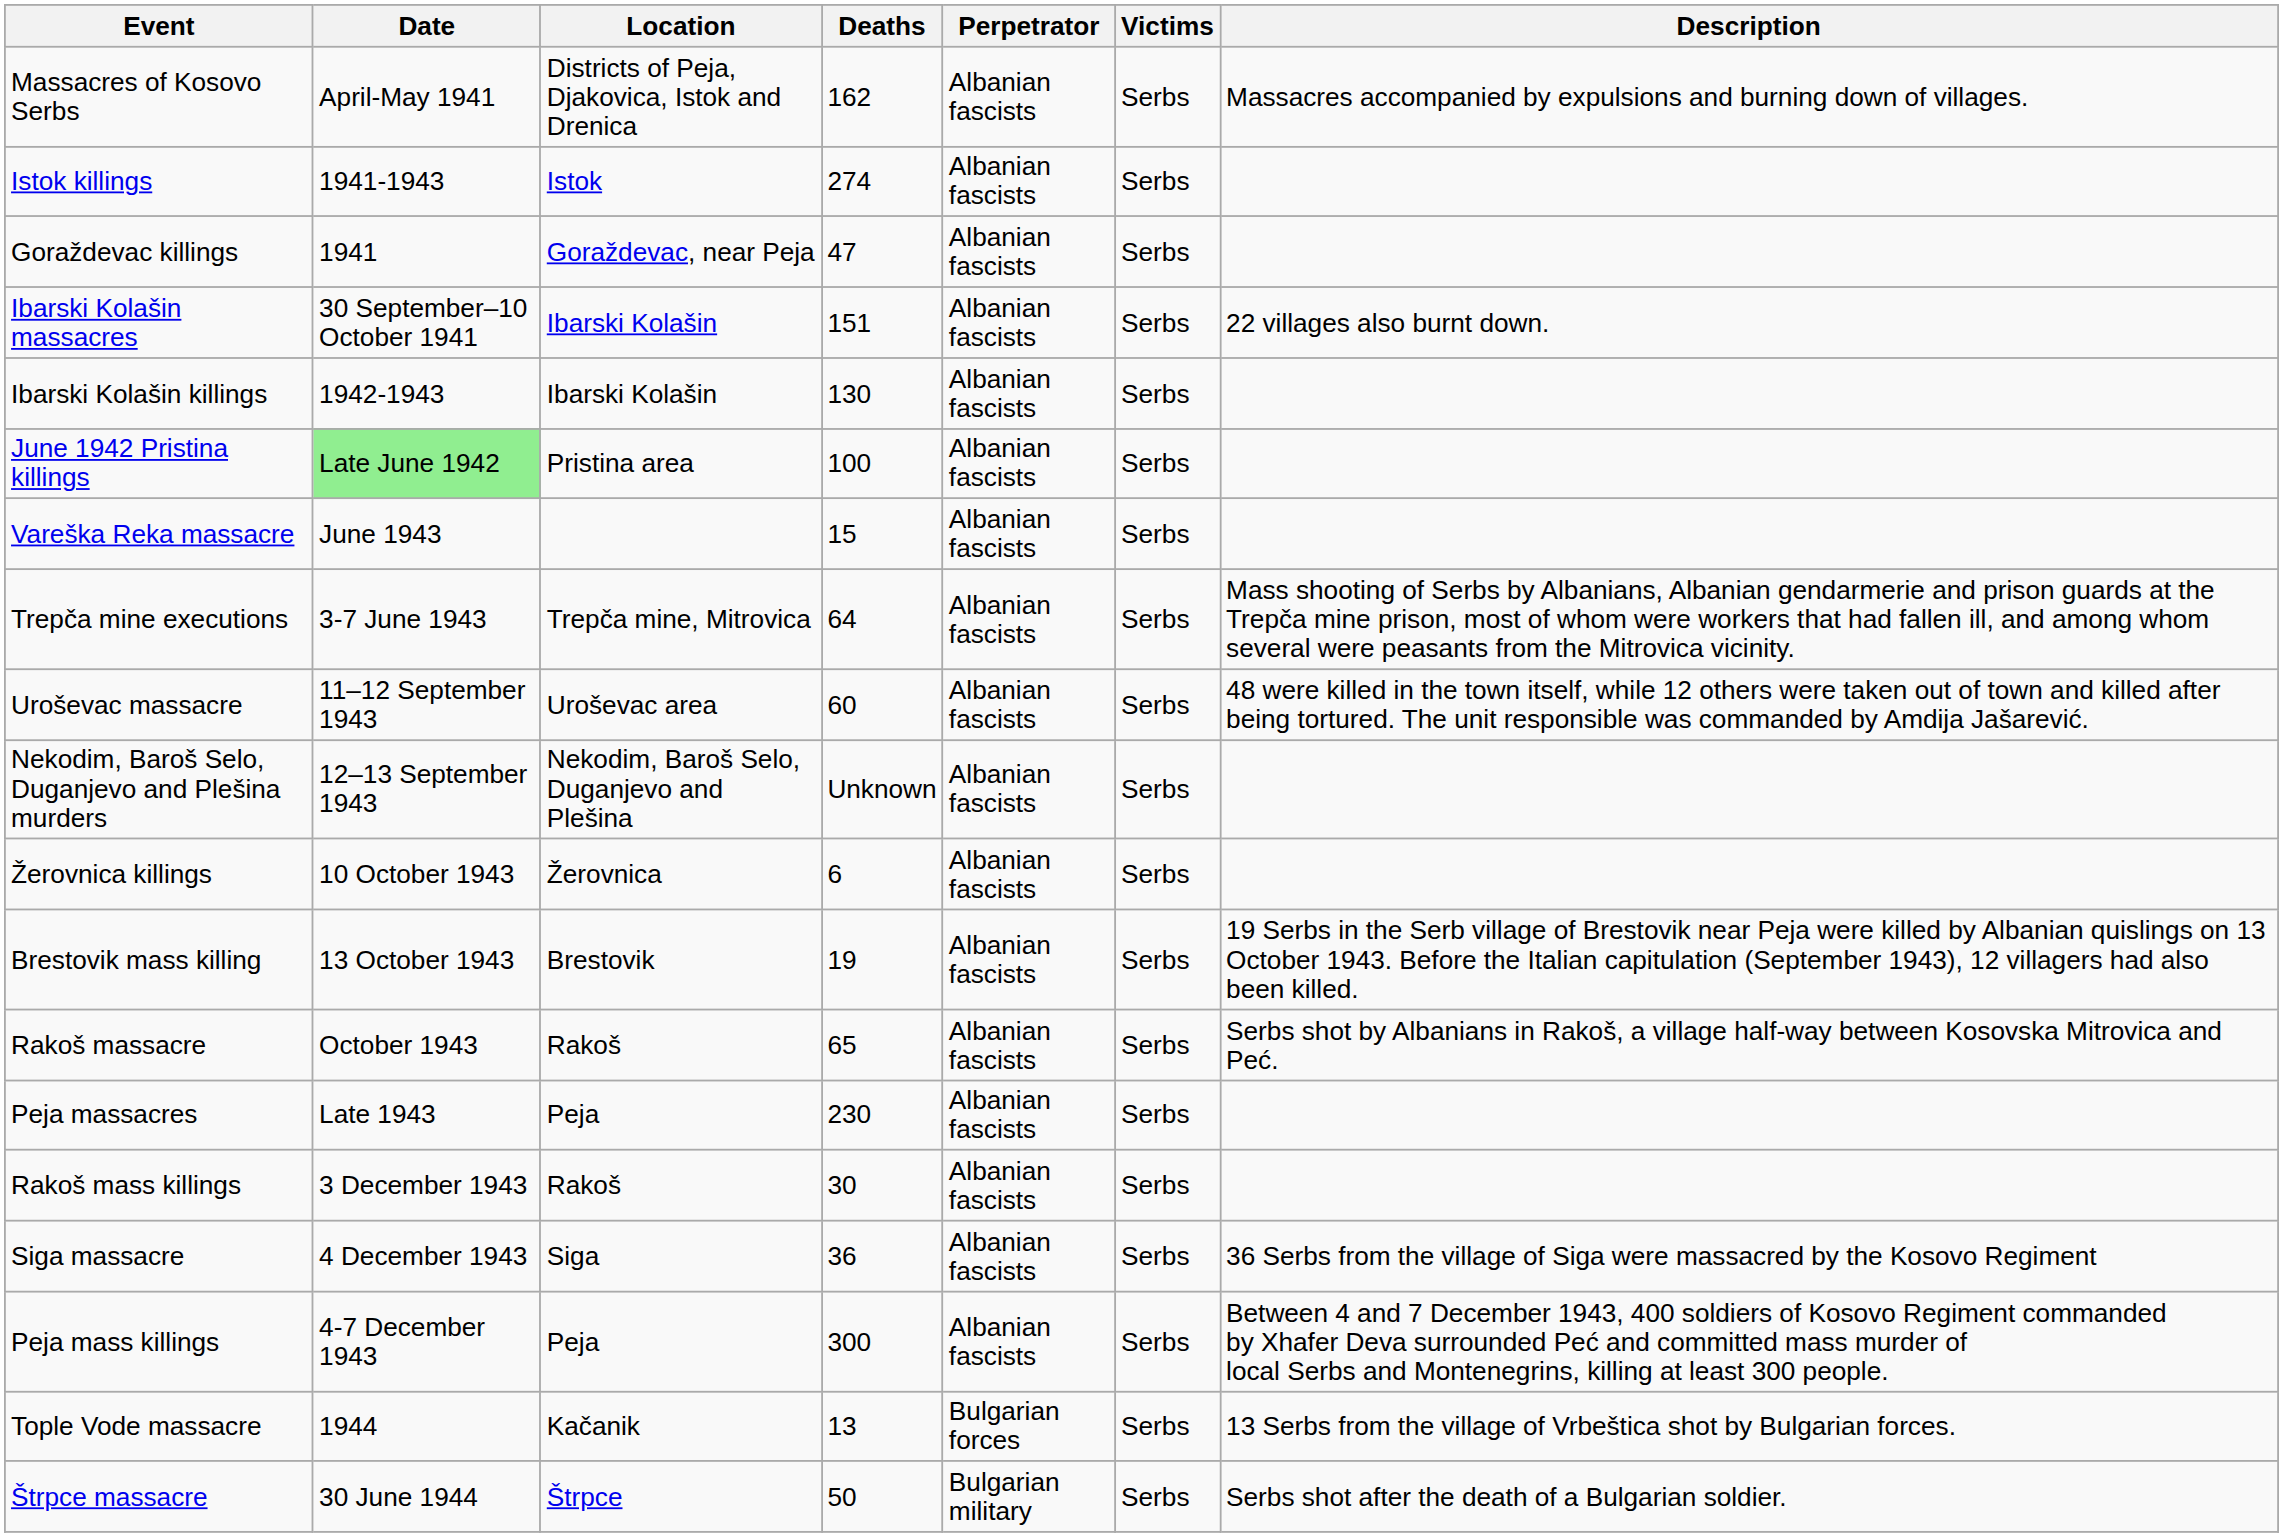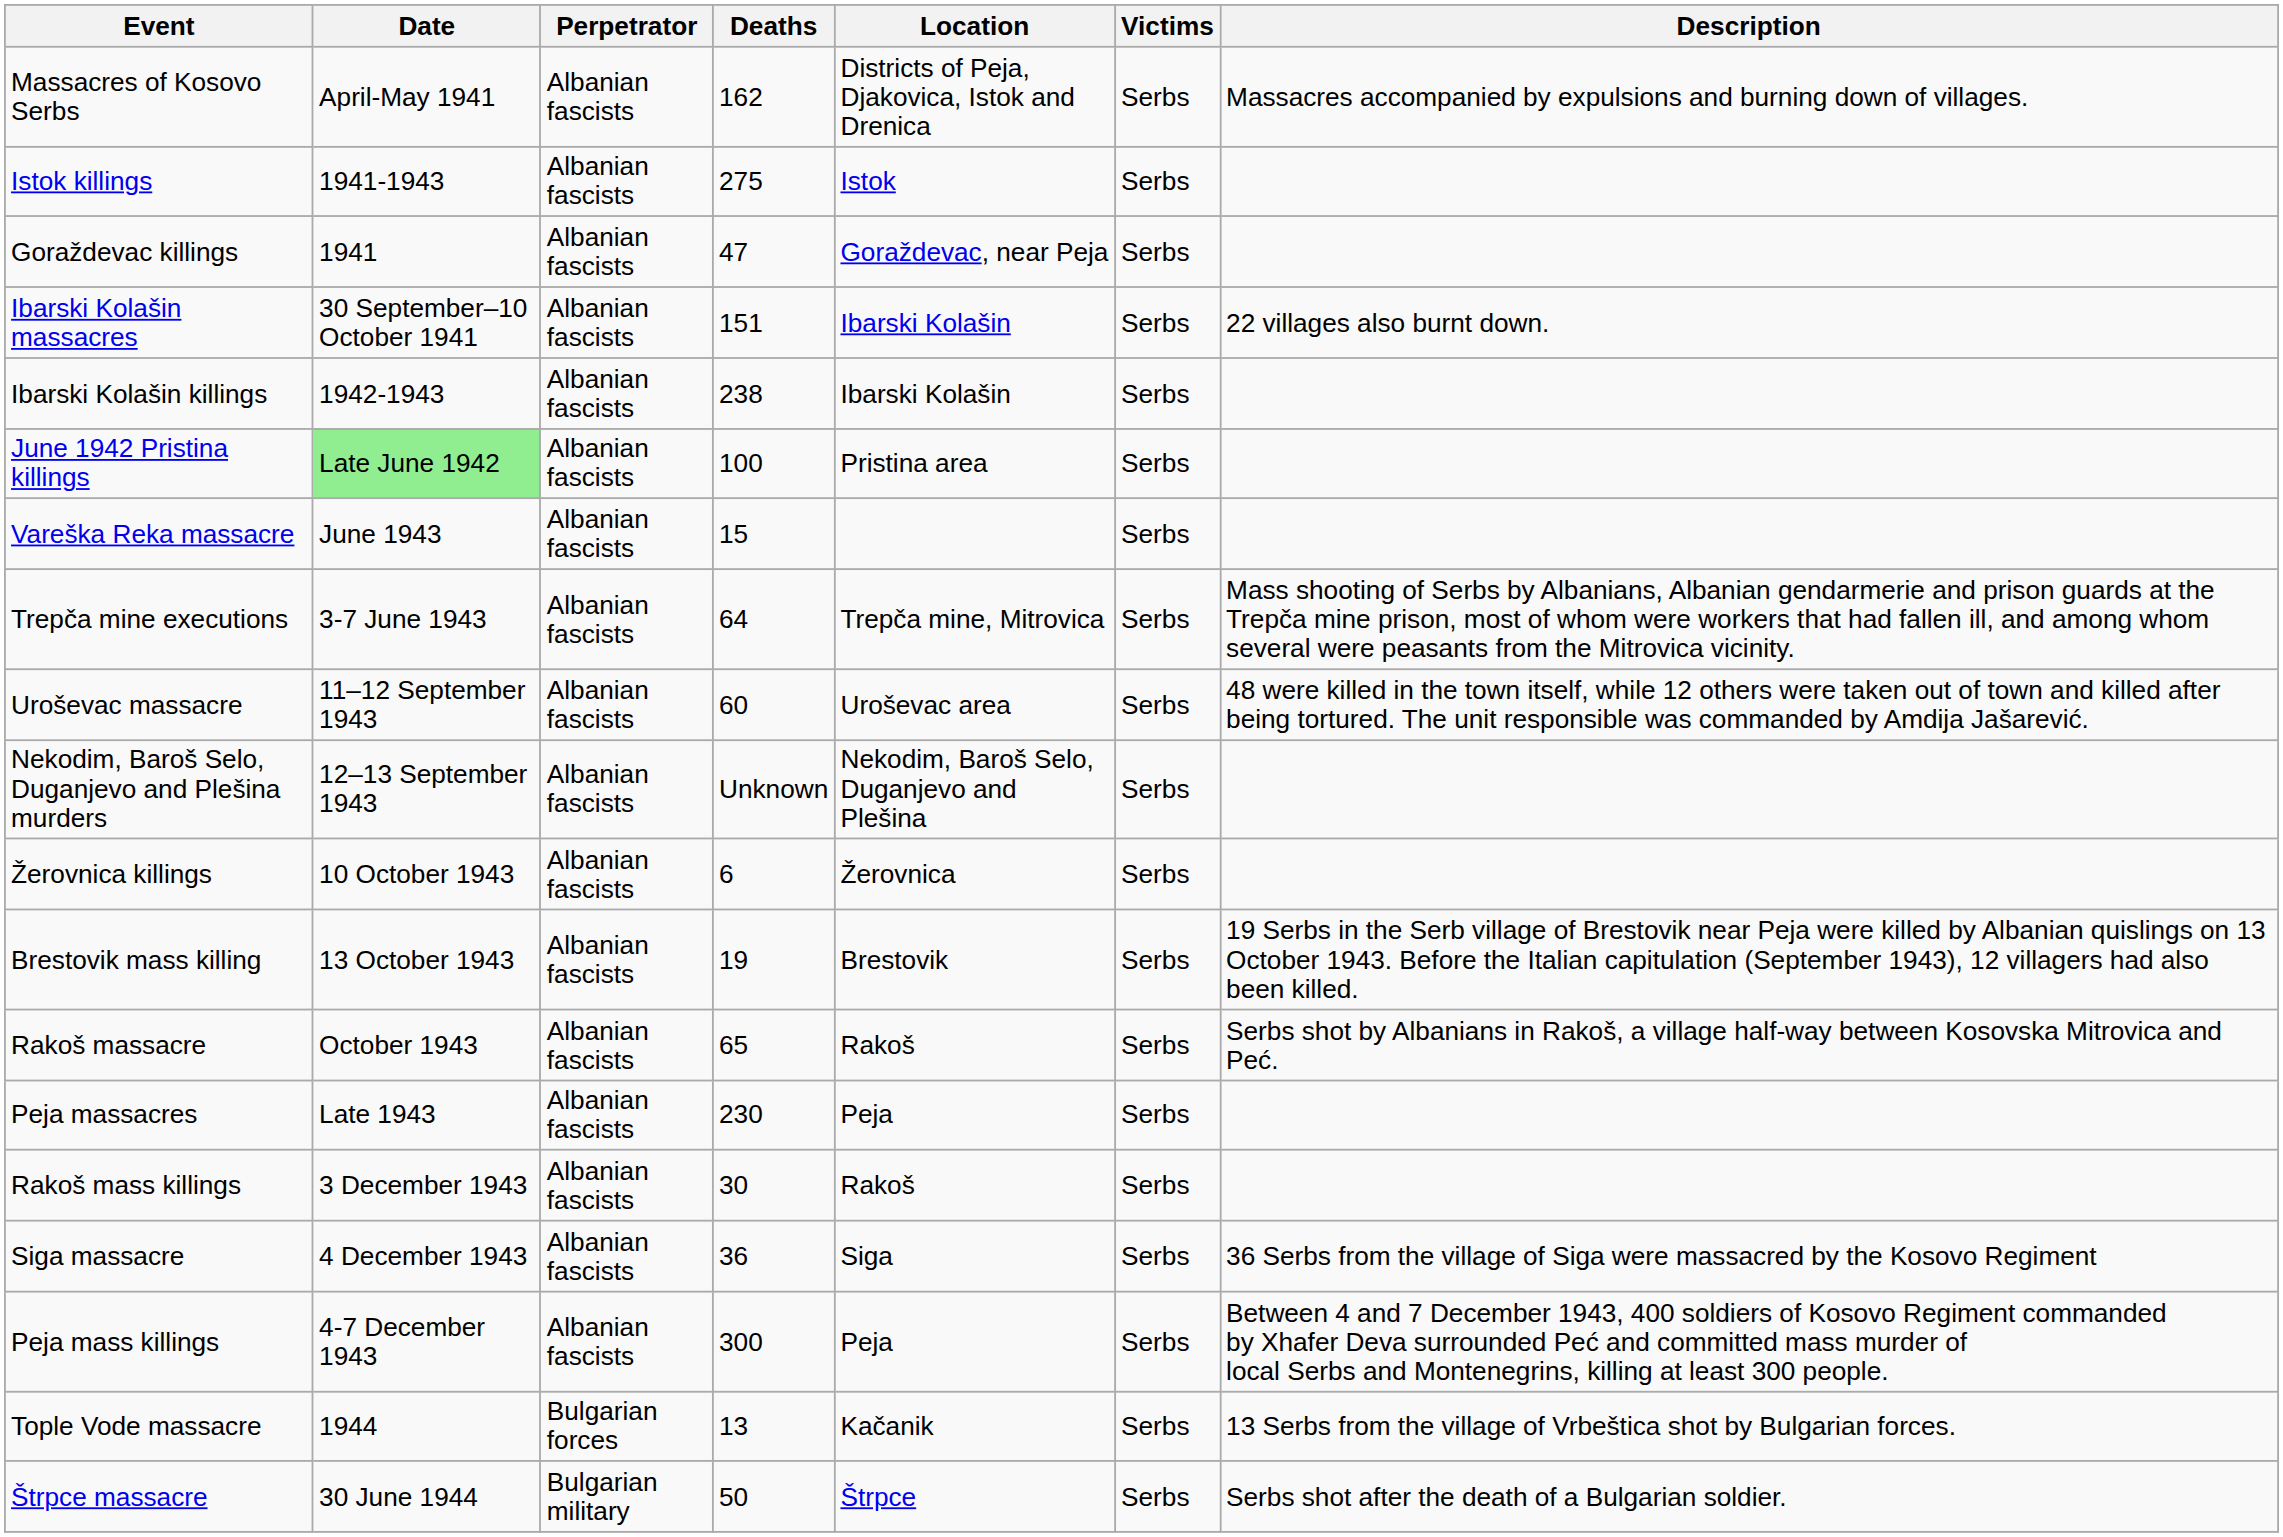columns swapped: (681, 26) <-> (1029, 26)
(849, 182) 274 -> (741, 182) 275
(849, 393) 130 -> (741, 393) 238
